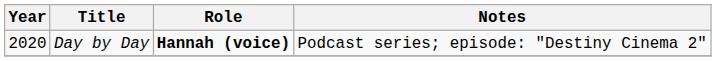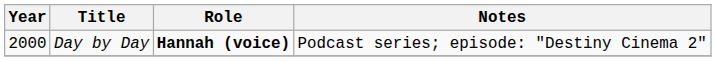(27, 43) 2020 -> (27, 43) 2000
